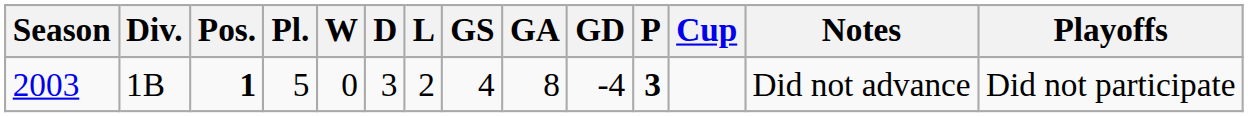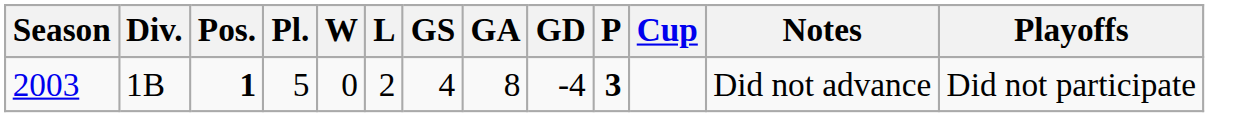- column: (385, 30)
